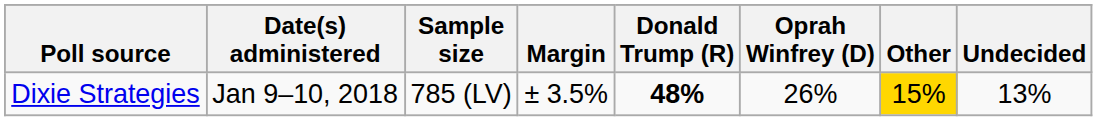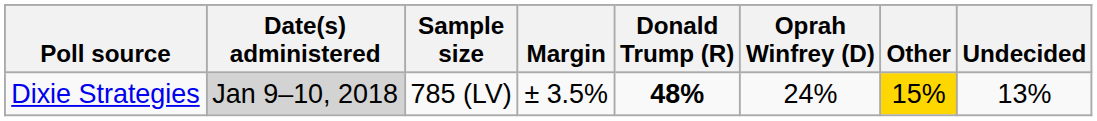(305, 94) no background -> (305, 94) lightgrey background
(810, 94) 26% -> (810, 94) 24%
